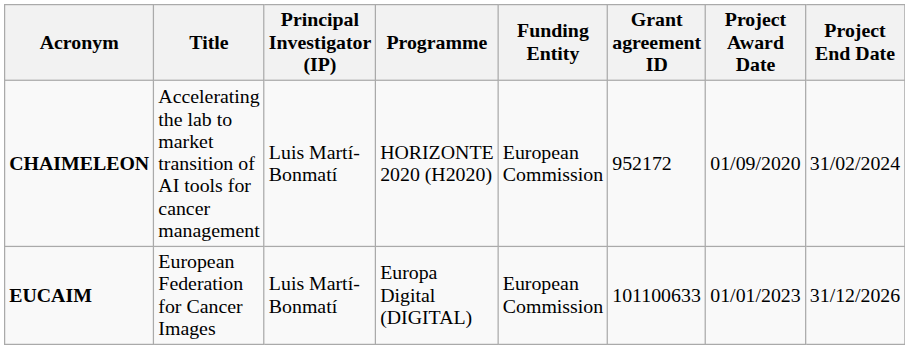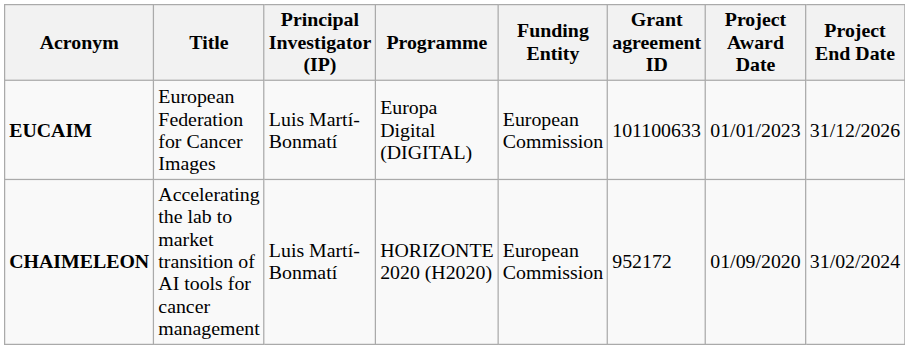rows swapped: (79, 163) <-> (51, 295)
